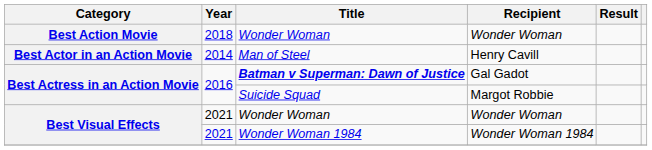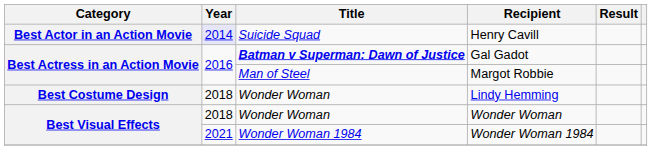- row: (103, 34)
(219, 54) no background -> (219, 34) lavender background
(274, 54) Man of Steel -> (279, 34) Suicide Squad
(279, 94) Suicide Squad -> (274, 74) Man of Steel
+ row: (103, 94)
(219, 114) 2021 -> (219, 114) 2018
